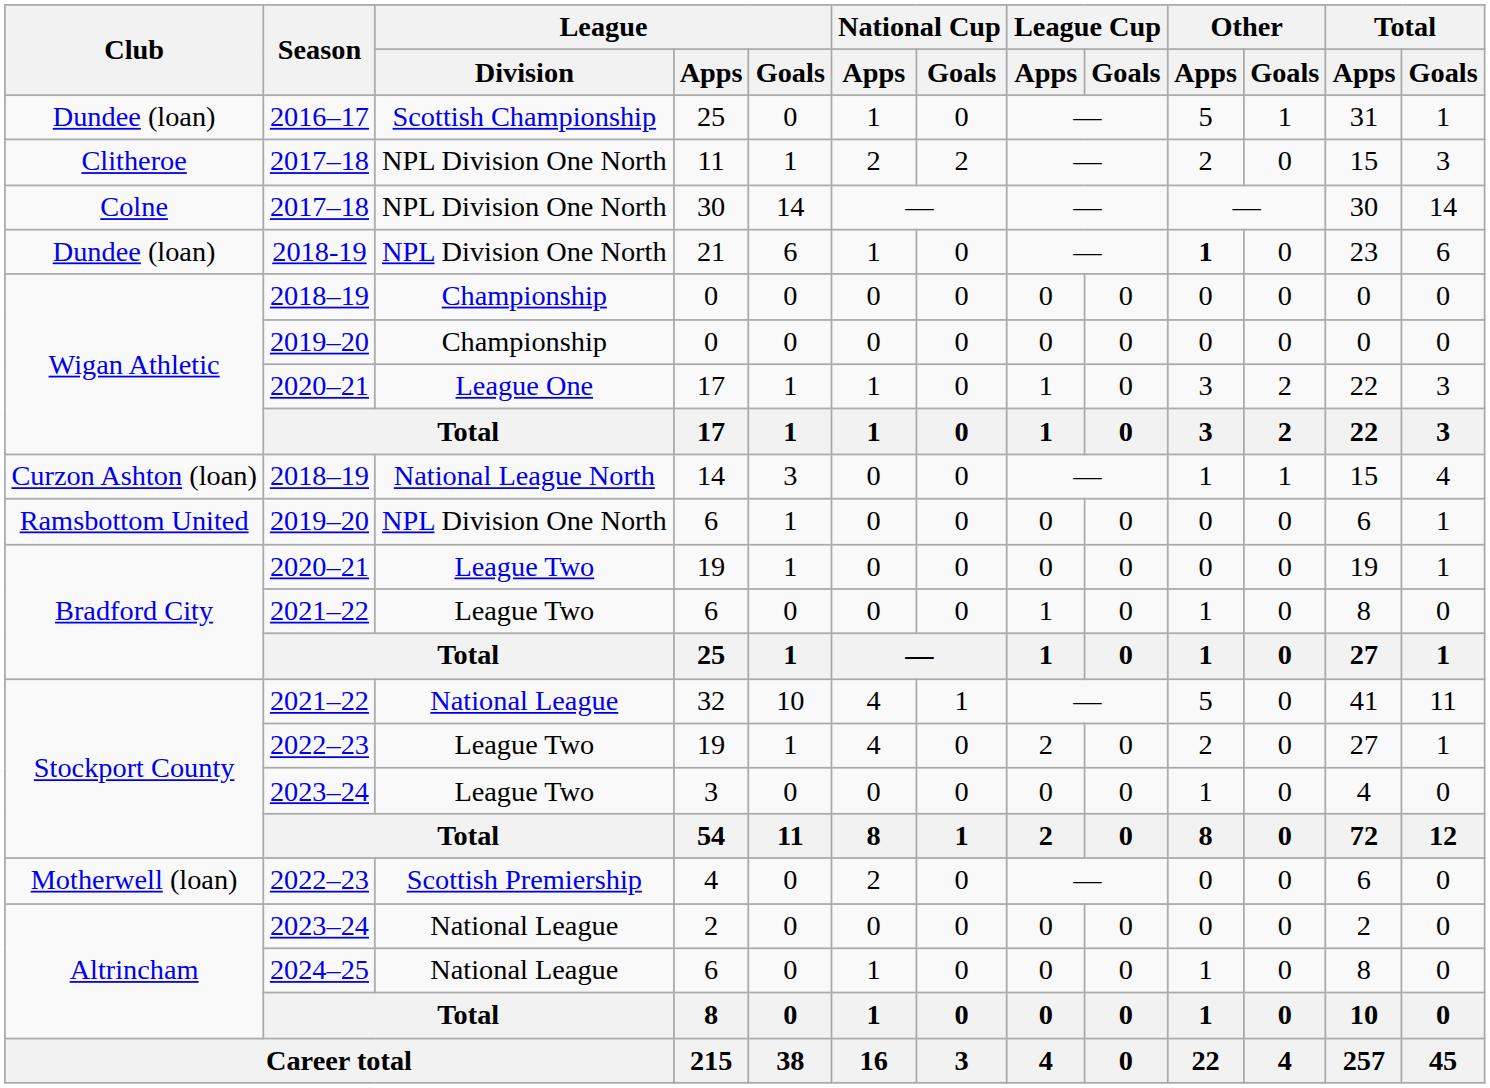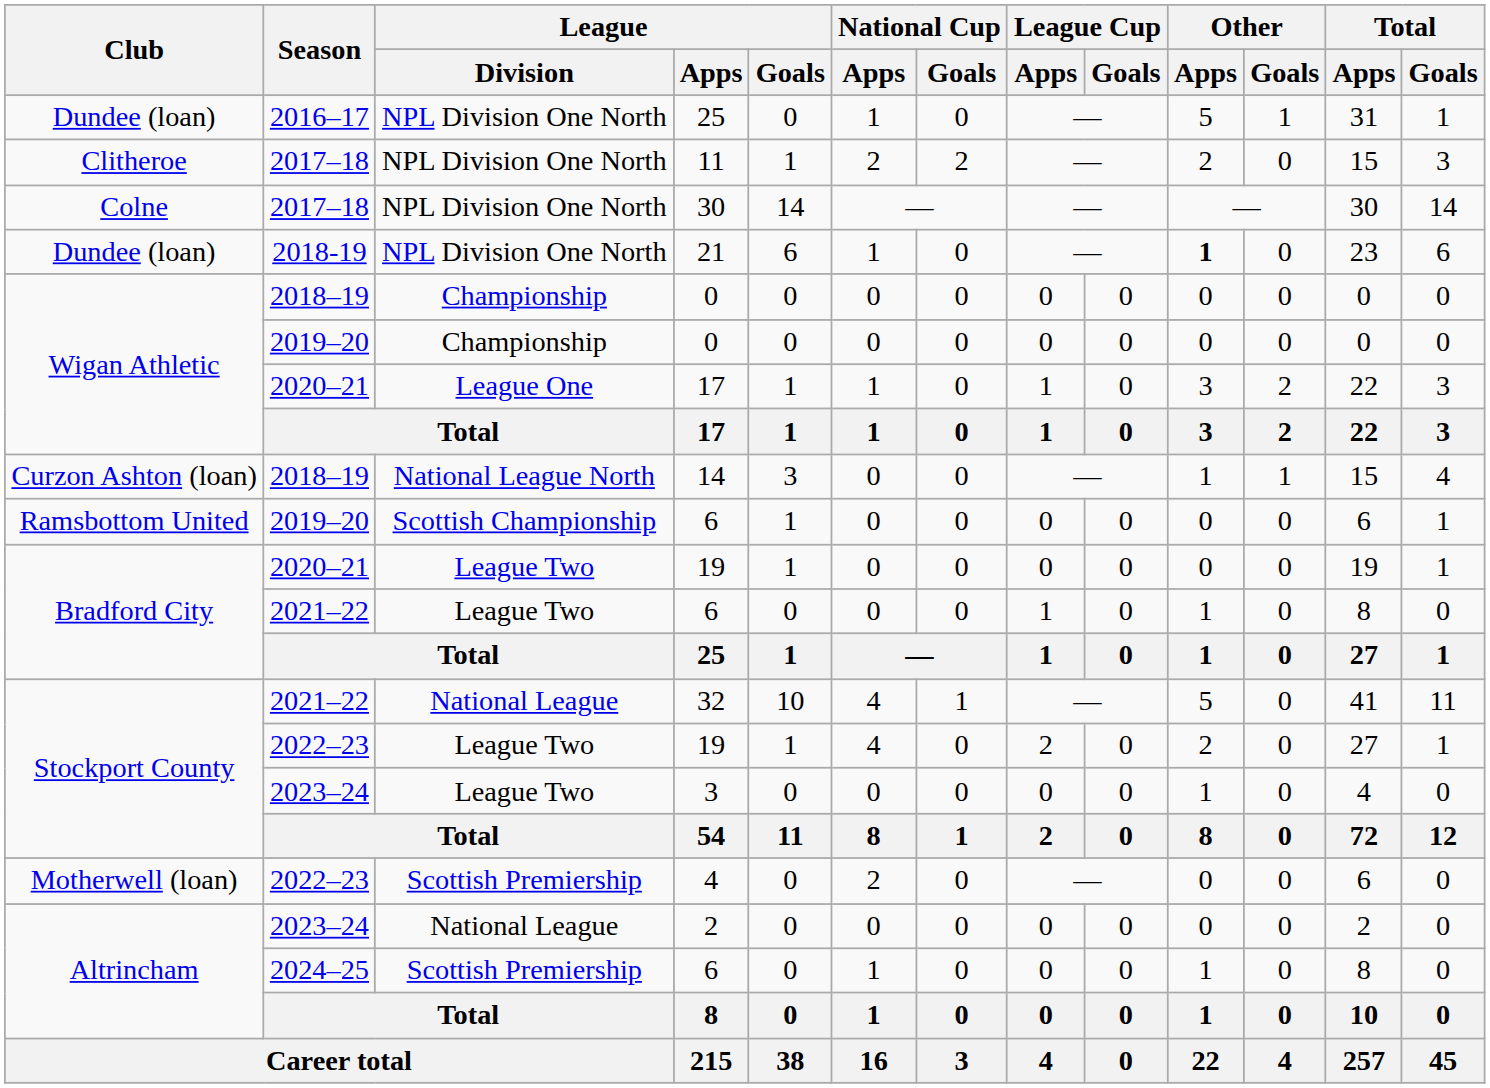(524, 116) Scottish Championship -> (524, 116) NPL Division One North
(524, 521) NPL Division One North -> (524, 521) Scottish Championship
(524, 970) National League -> (524, 970) Scottish Premiership
